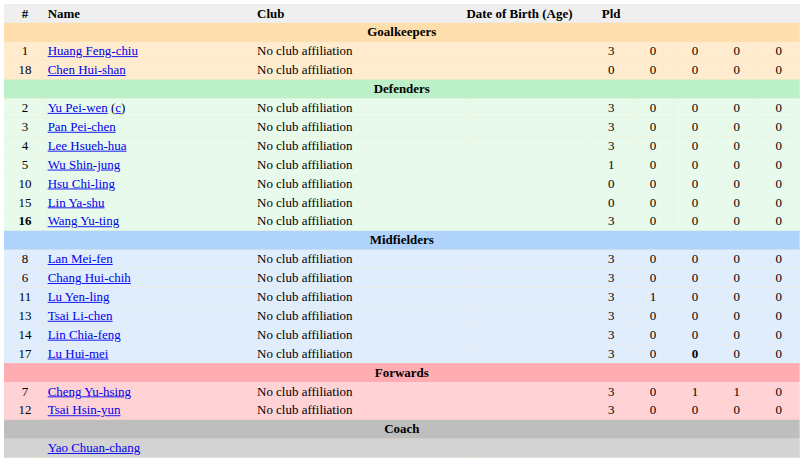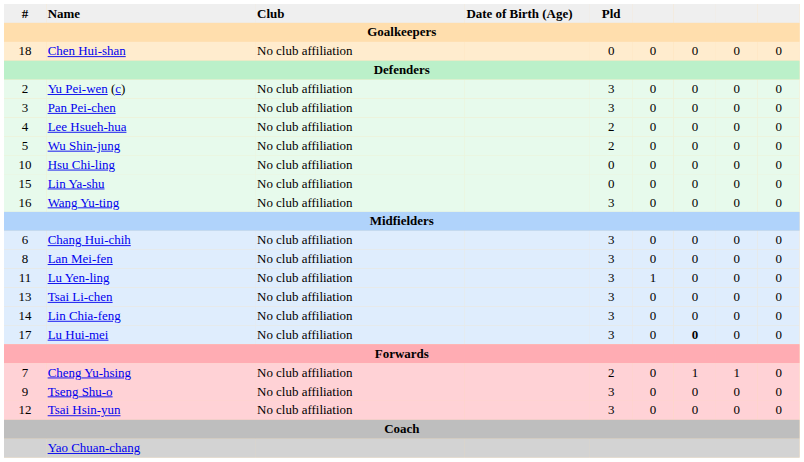- row: (93, 51)
(611, 145) 3 -> (611, 126) 2
(611, 164) 1 -> (611, 145) 2
(25, 221) bold -> (25, 202) normal
rows swapped: (89, 278) <-> (80, 259)
(611, 391) 3 -> (611, 372) 2
+ row: (80, 391)
